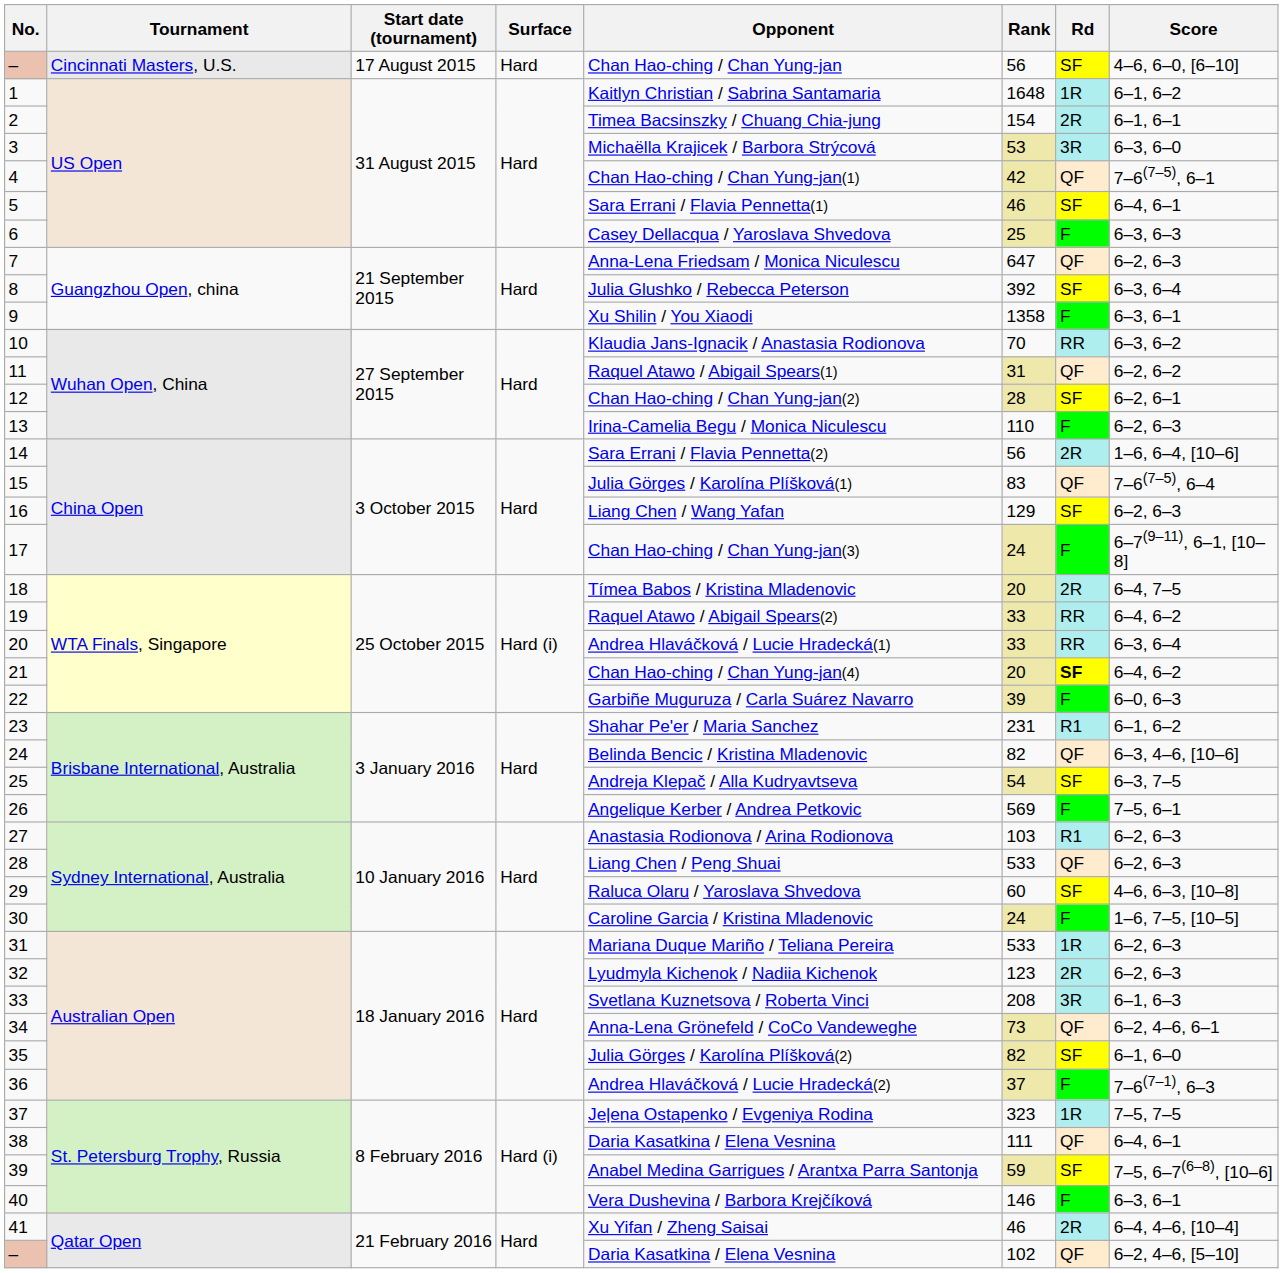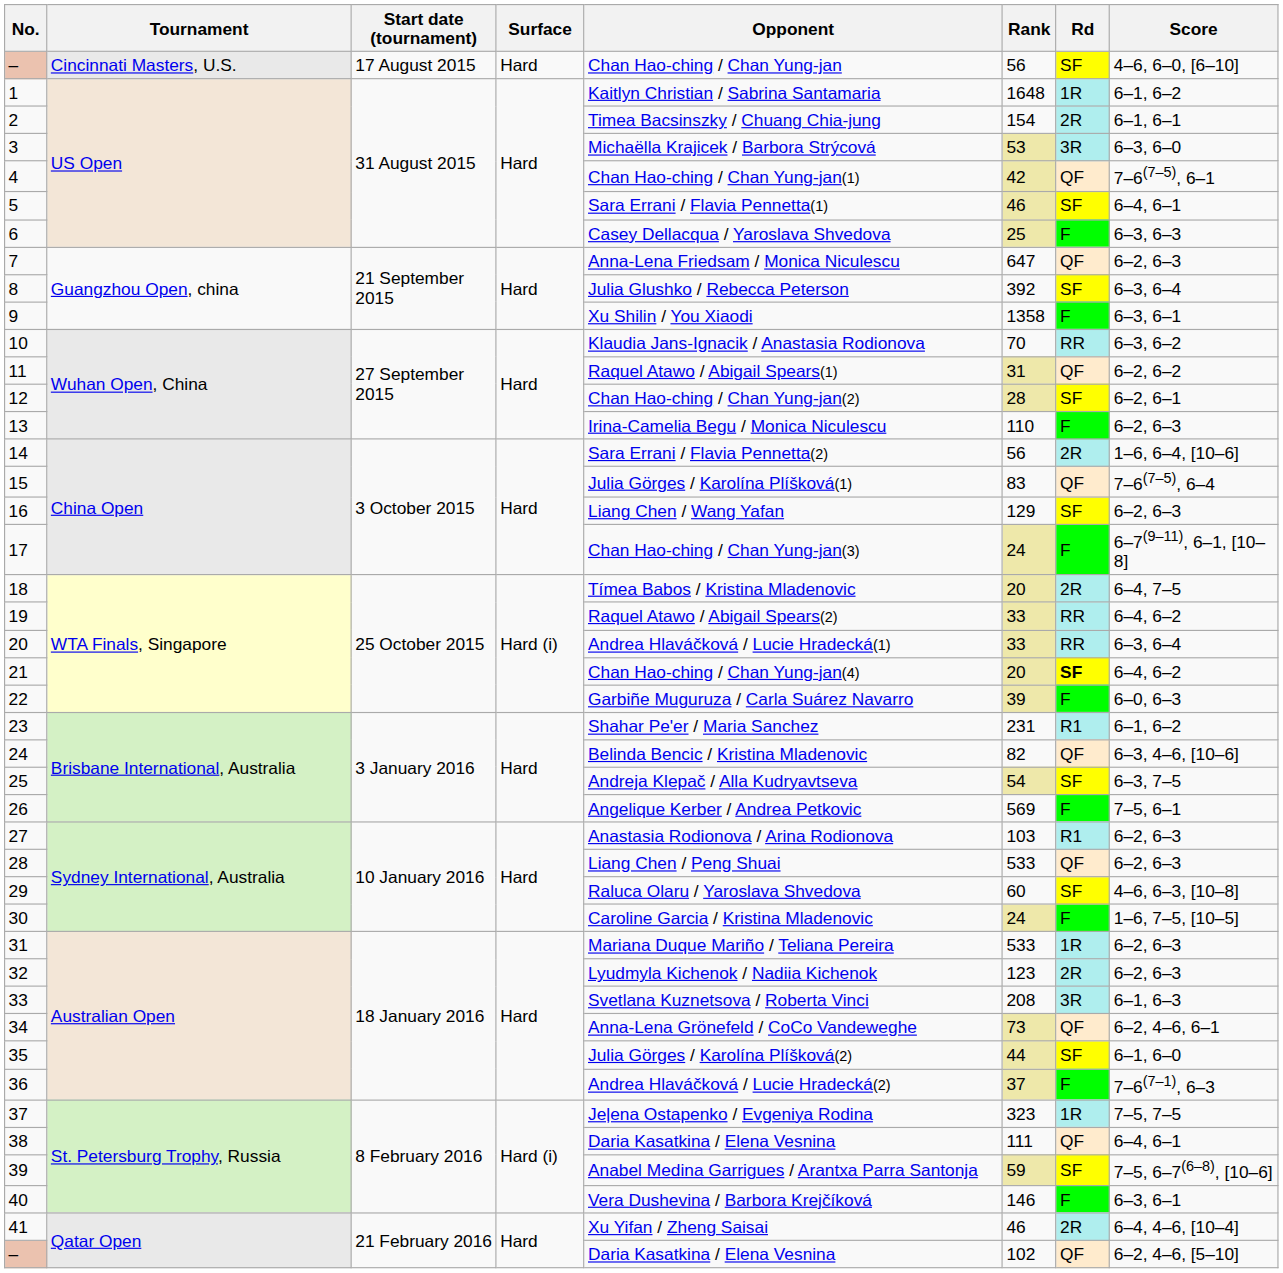(1016, 1055) 82 -> (1016, 1055) 44
